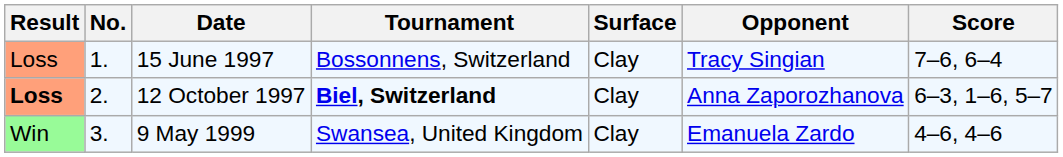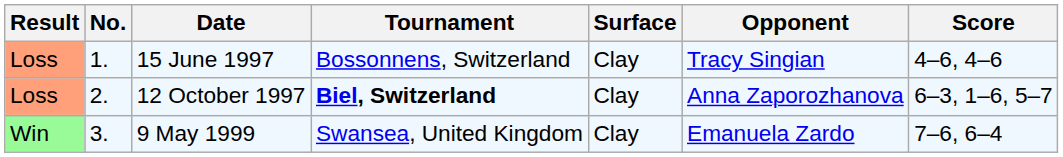(958, 59) 7–6, 6–4 -> (958, 59) 4–6, 4–6
(36, 95) bold -> (34, 95) normal
(958, 132) 4–6, 4–6 -> (958, 132) 7–6, 6–4
